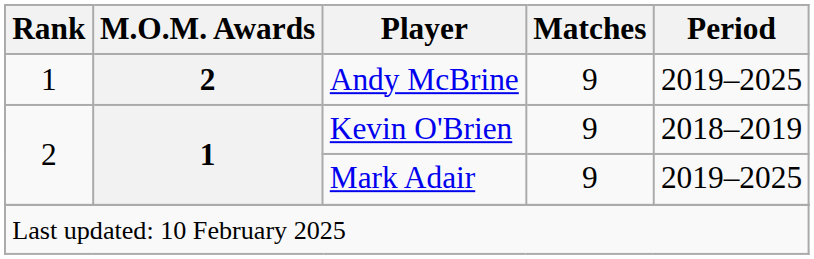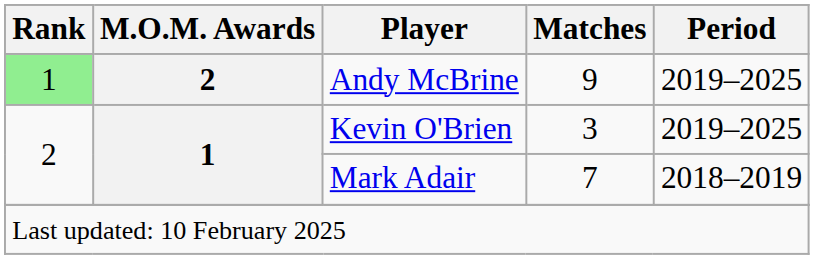(49, 79) no background -> (49, 79) lightgreen background
(590, 128) 9 -> (590, 128) 3
(731, 128) 2018–2019 -> (731, 128) 2019–2025
(590, 178) 9 -> (590, 178) 7
(731, 178) 2019–2025 -> (731, 178) 2018–2019
